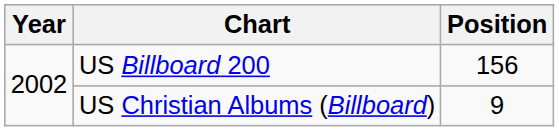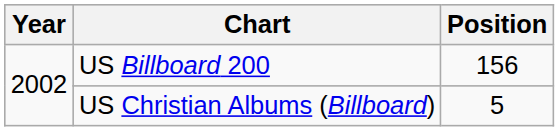(497, 105) 9 -> (497, 105) 5
